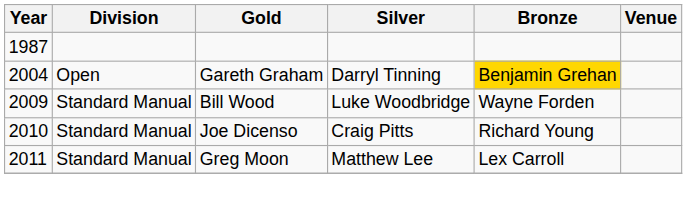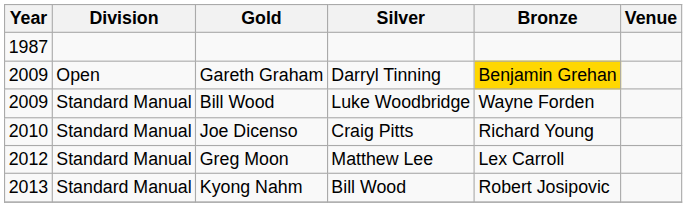(28, 74) 2004 -> (28, 74) 2009
(28, 159) 2011 -> (28, 159) 2012
+ row: (251, 187)
